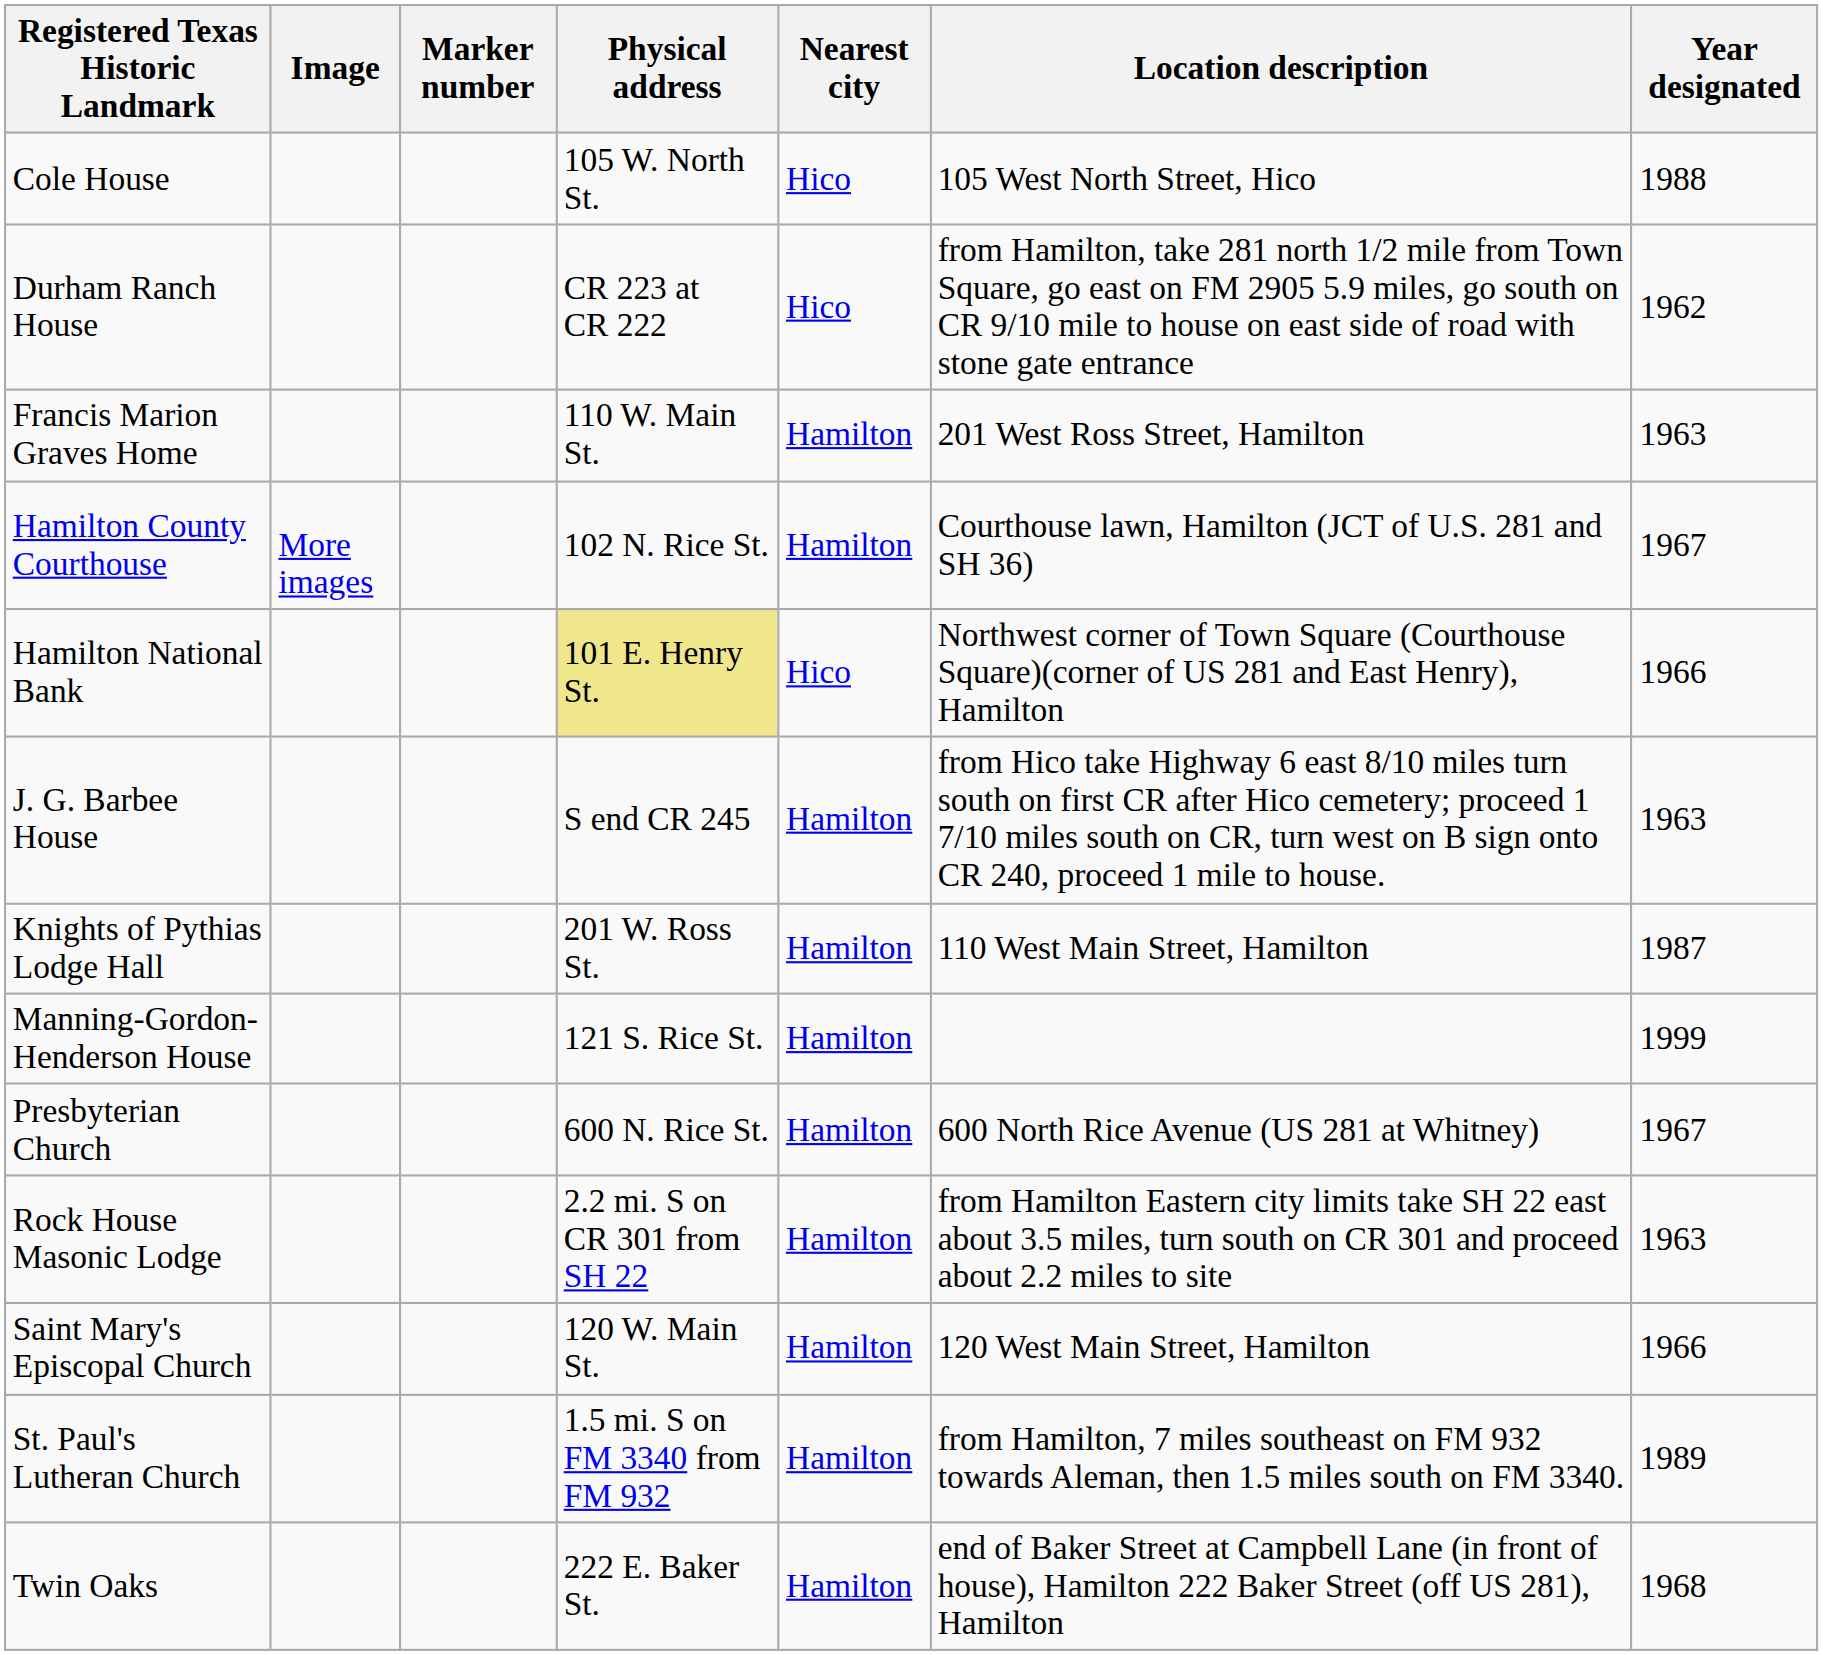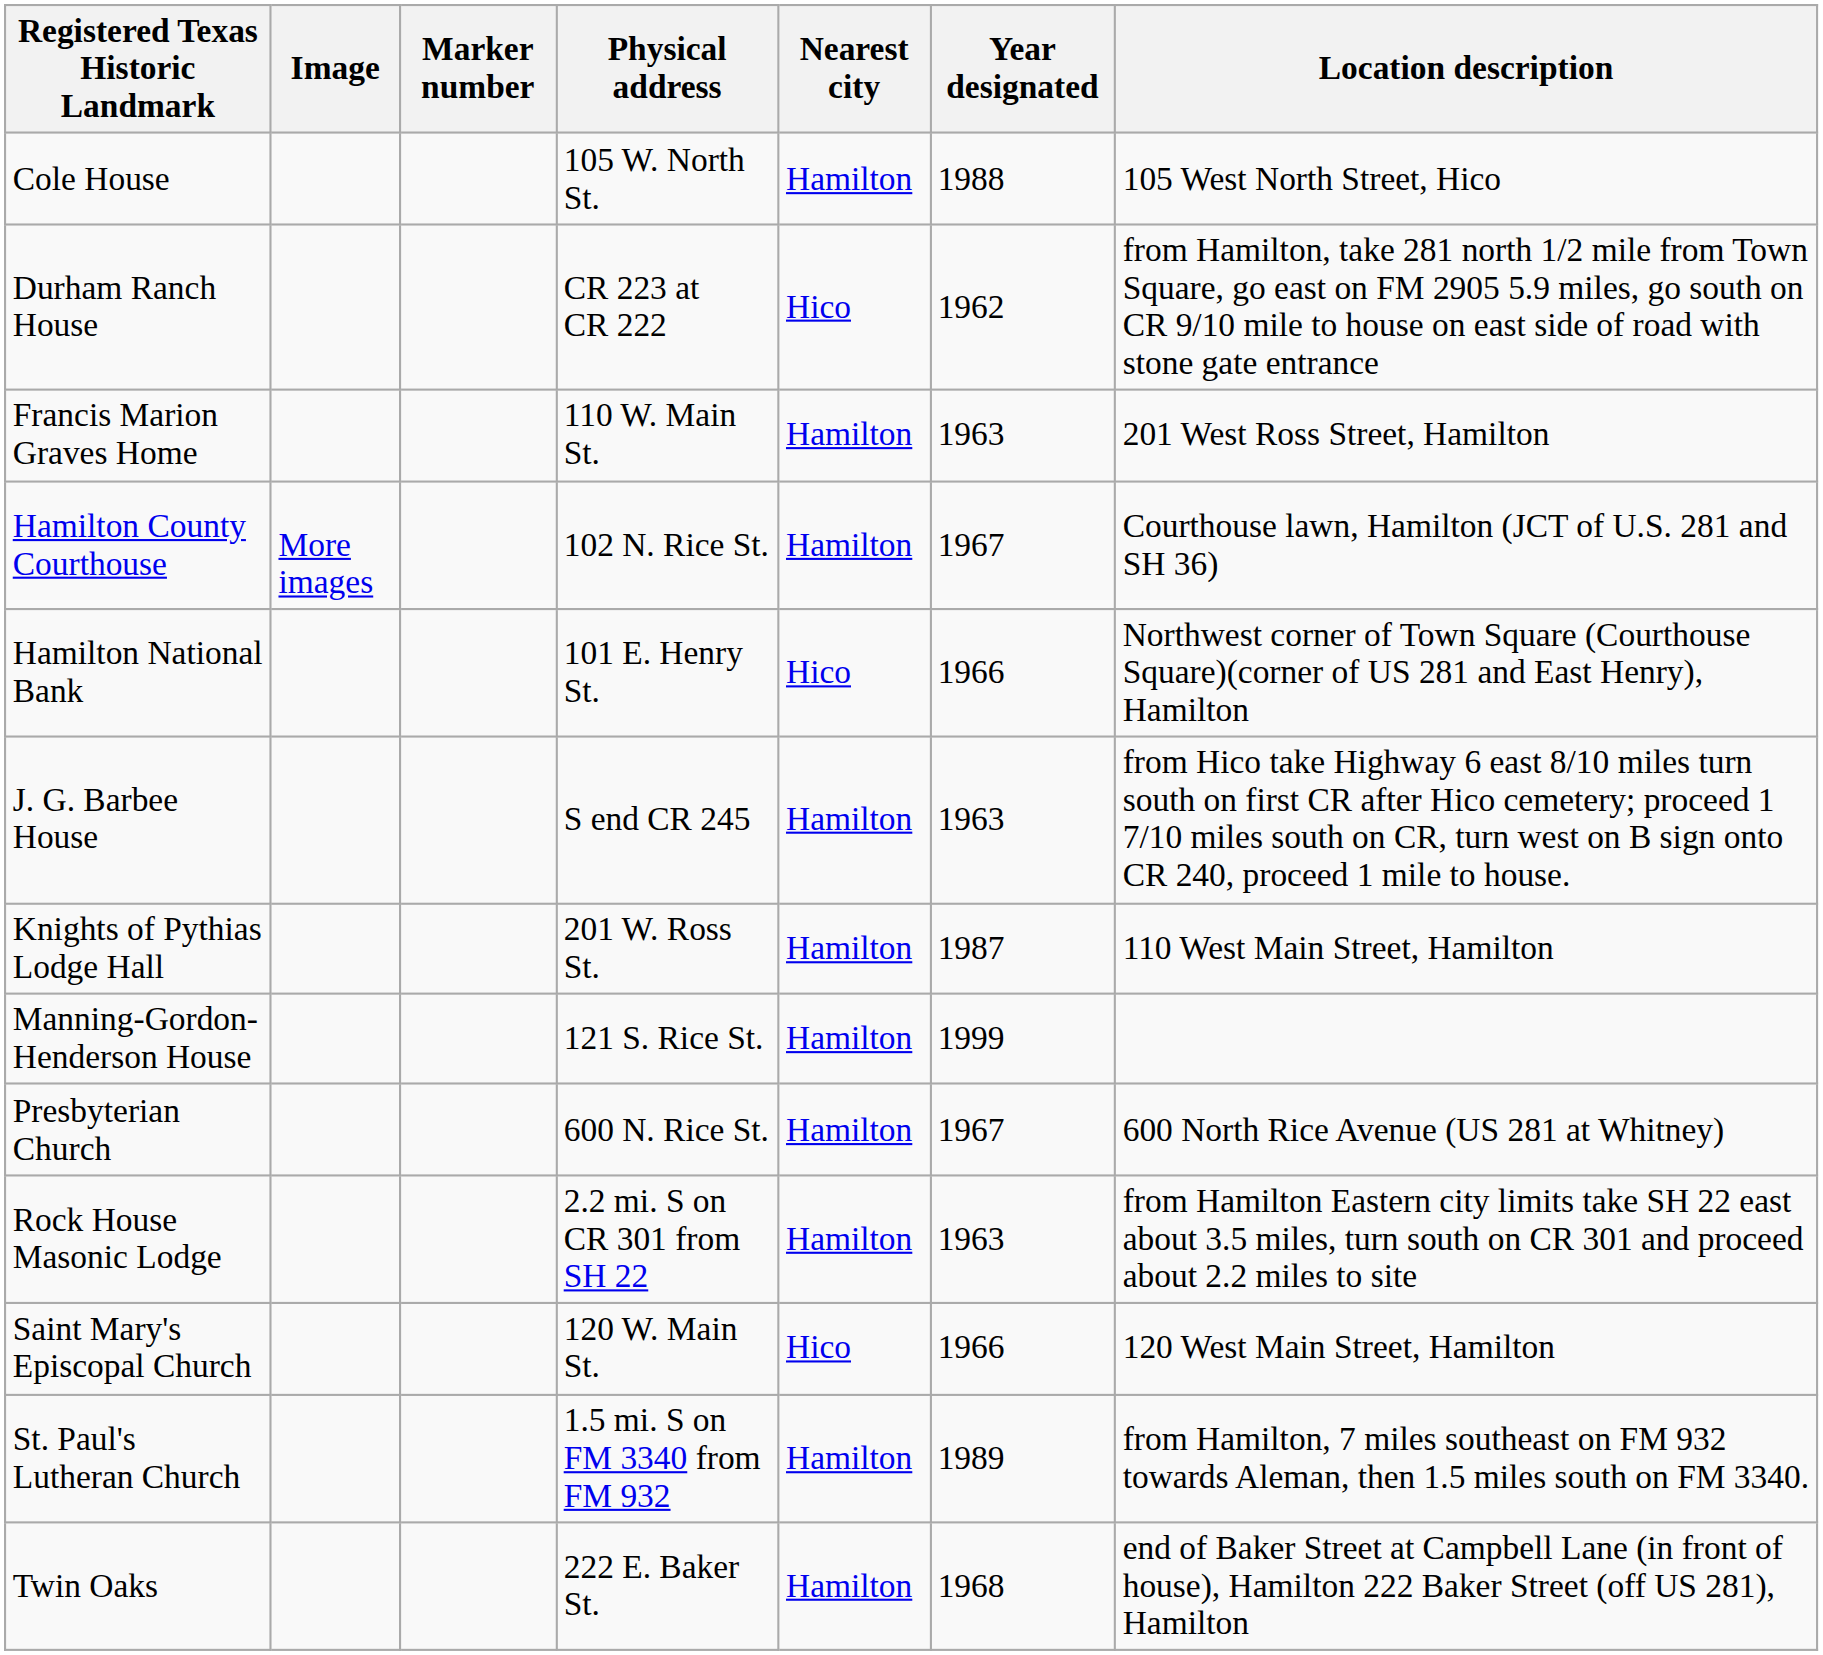columns swapped: (1724, 68) <-> (1281, 68)
(818, 178) Hico -> (849, 178) Hamilton
(653, 672) khaki background -> (653, 672) no background
(849, 1347) Hamilton -> (818, 1347) Hico
